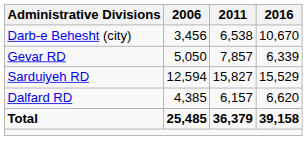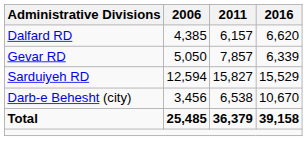rows swapped: (40, 98) <-> (69, 35)
